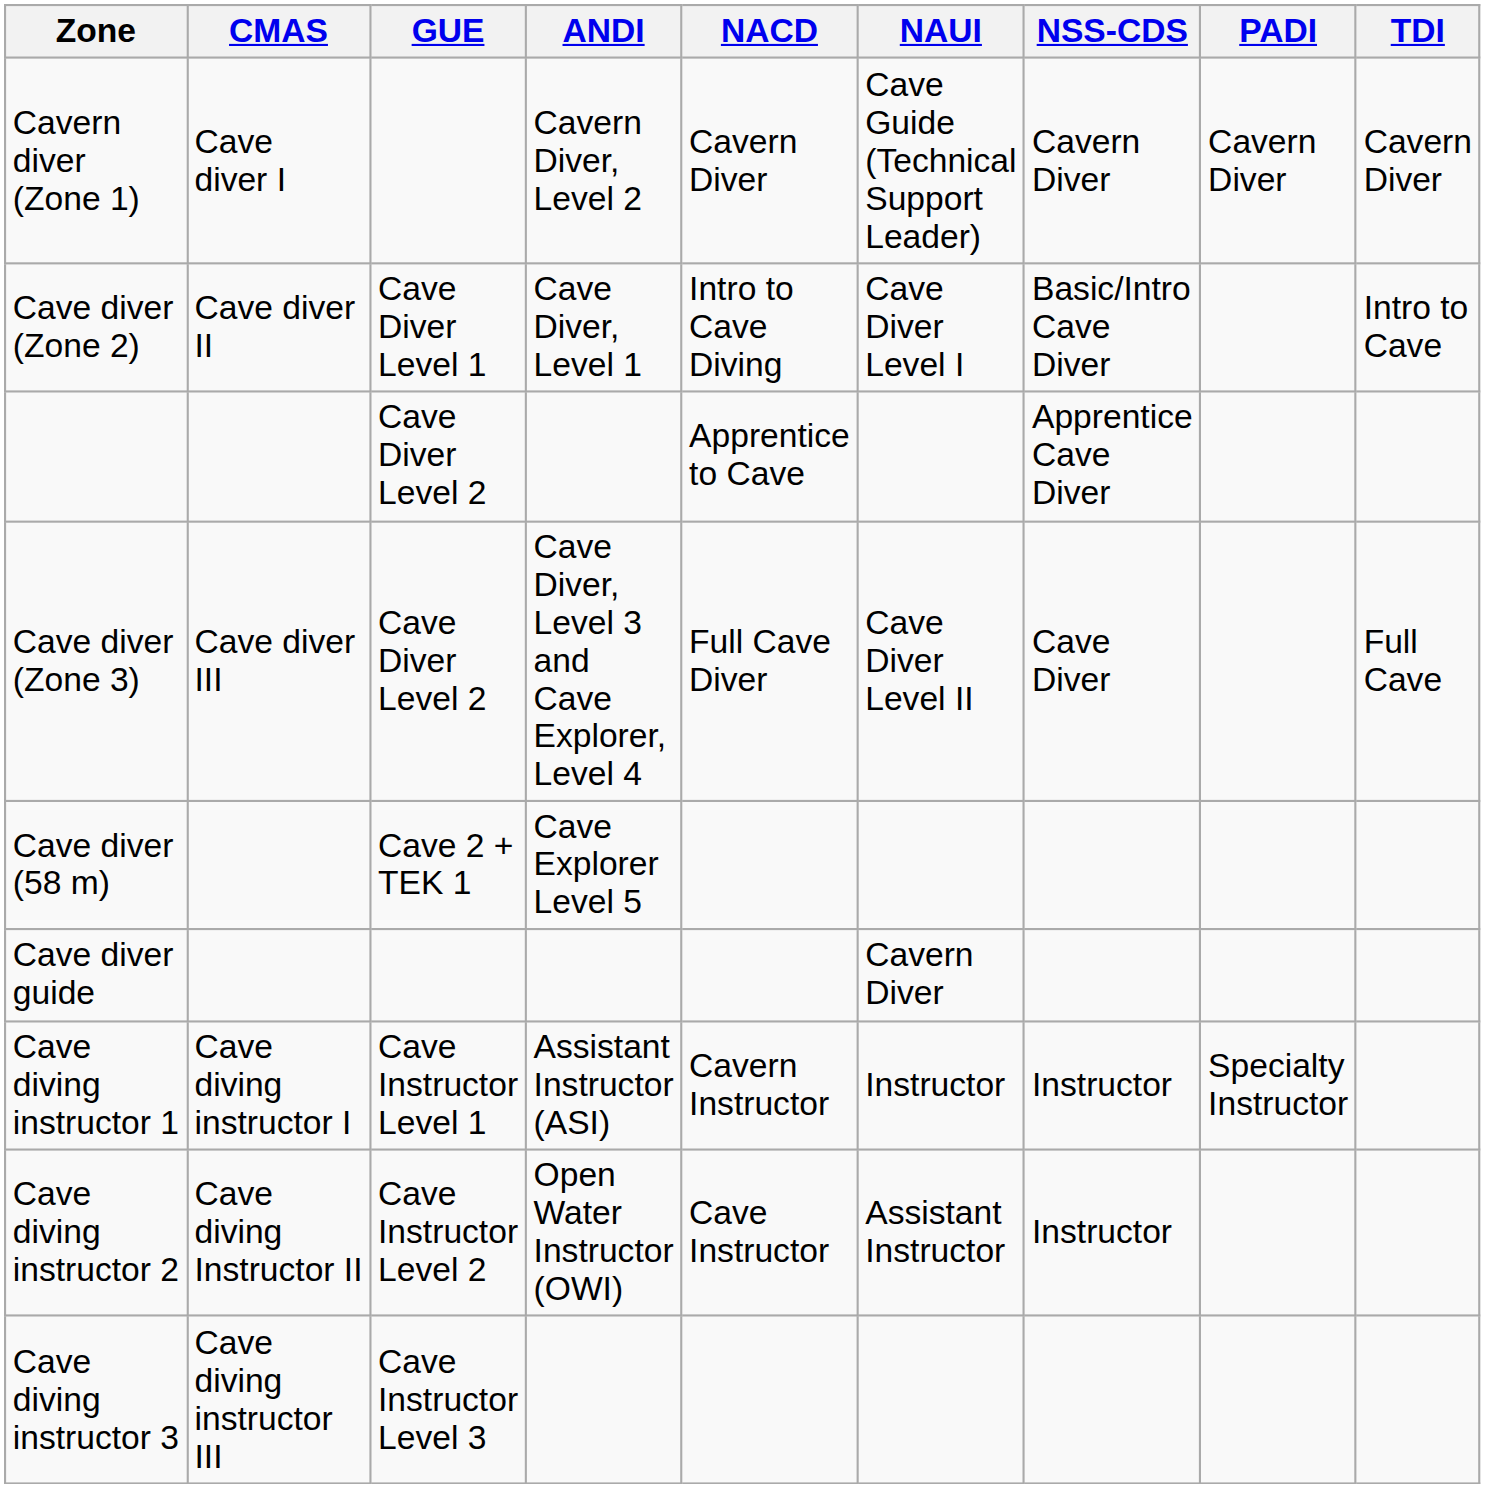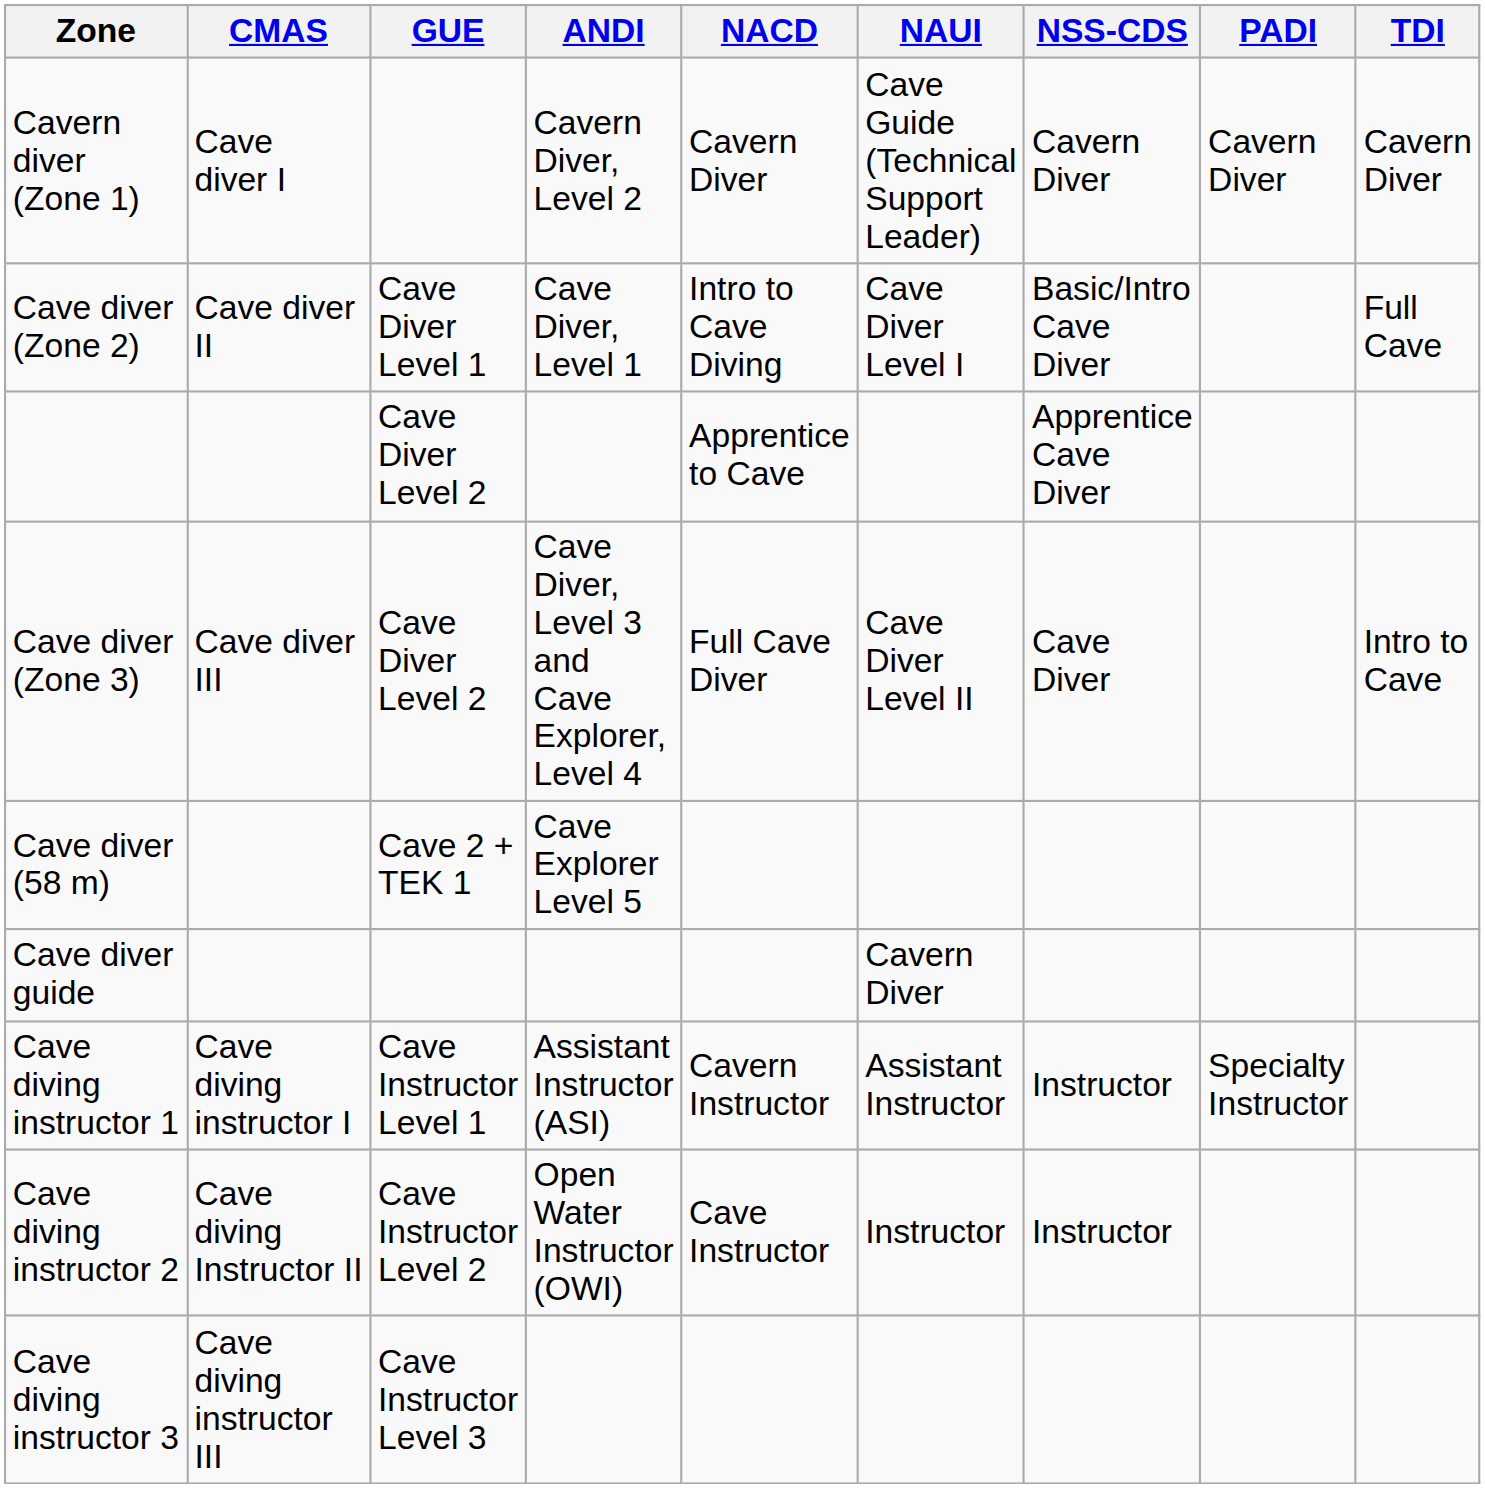(1416, 326) Intro to Cave -> (1403, 326) Full Cave
(1403, 660) Full Cave -> (1416, 660) Intro to Cave
(935, 1084) Instructor -> (935, 1084) Assistant Instructor
(935, 1232) Assistant Instructor -> (935, 1232) Instructor
